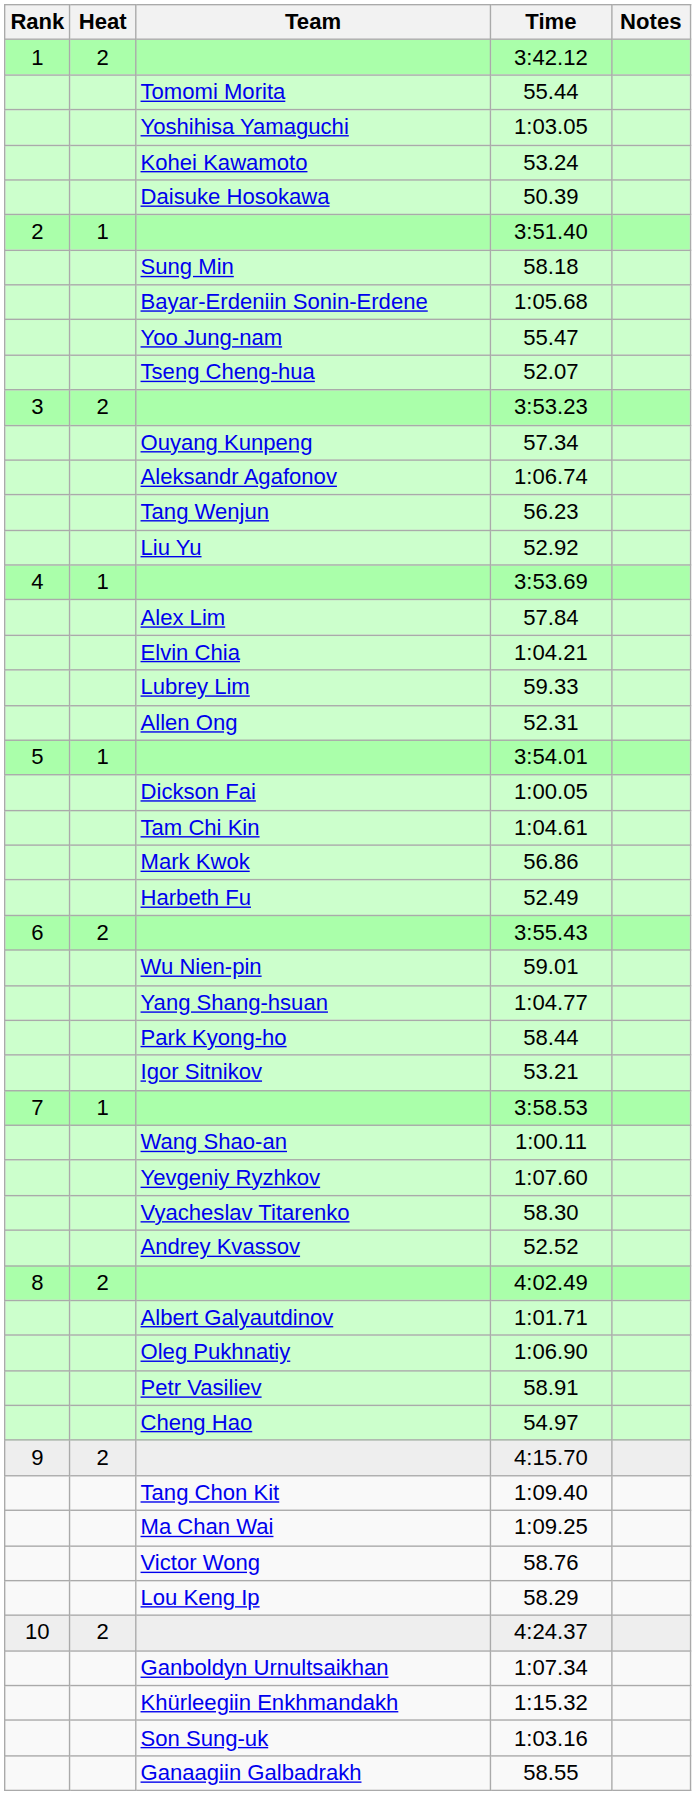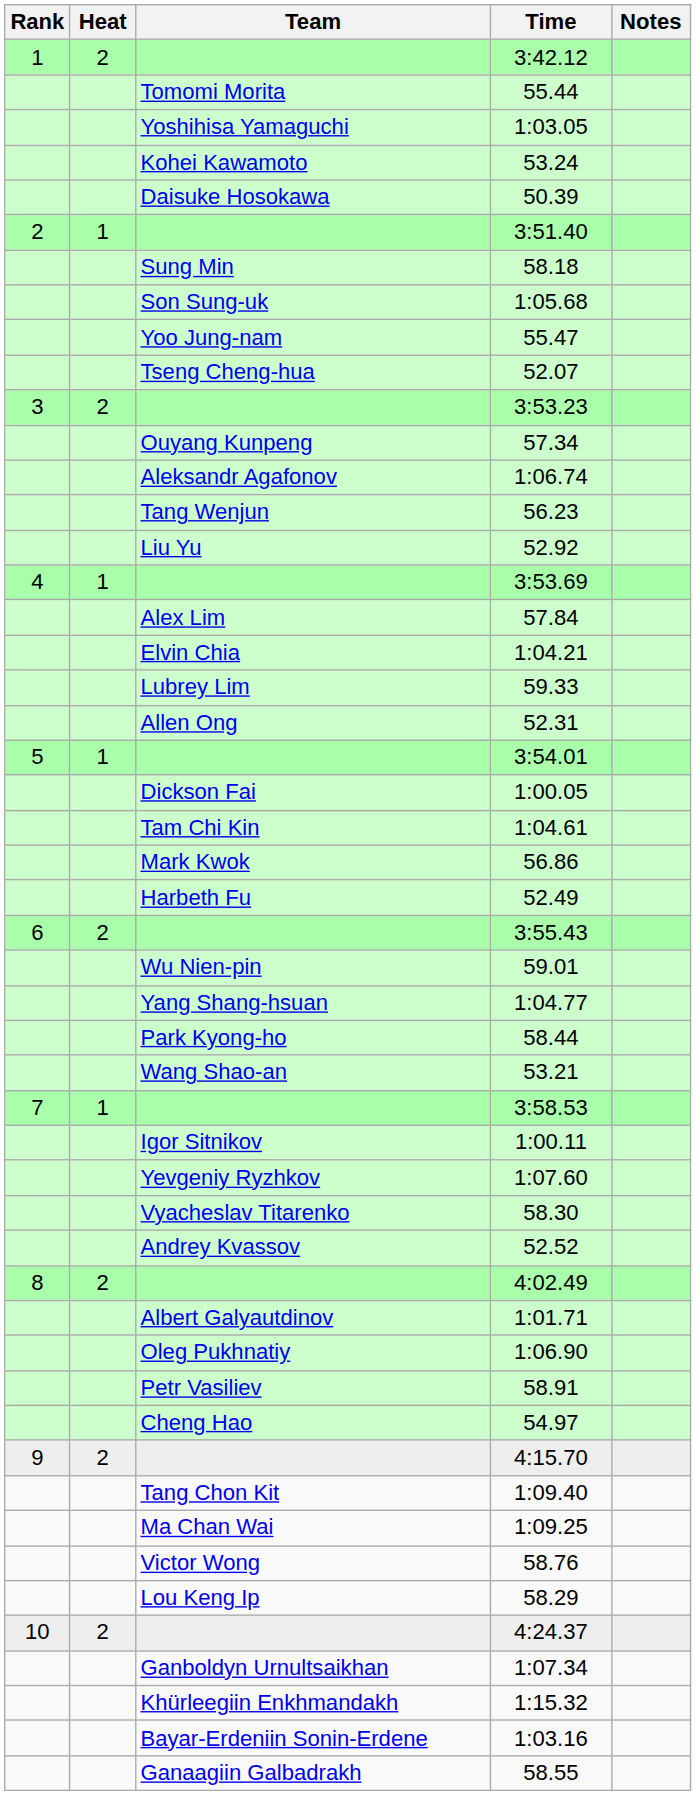(284, 302) Bayar-Erdeniin Sonin-Erdene -> (204, 302) Son Sung-uk
(201, 1072) Igor Sitnikov -> (214, 1072) Wang Shao-an
(214, 1142) Wang Shao-an -> (201, 1142) Igor Sitnikov
(204, 1737) Son Sung-uk -> (284, 1737) Bayar-Erdeniin Sonin-Erdene
